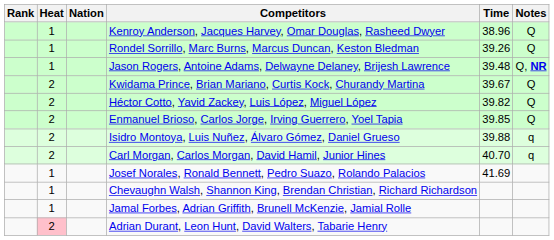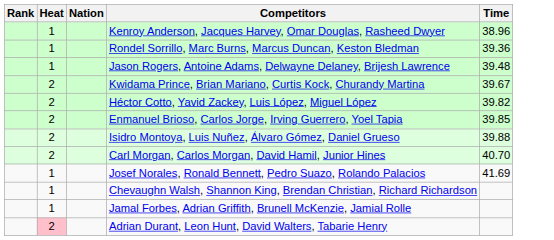- column: (531, 13)
(496, 48) 39.26 -> (496, 48) 39.36
